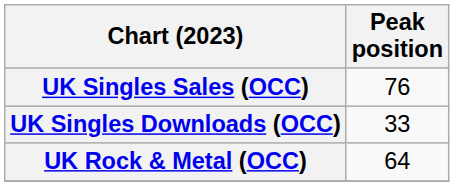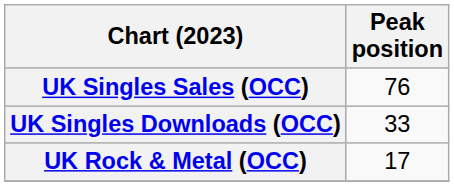(397, 161) 64 -> (397, 161) 17
